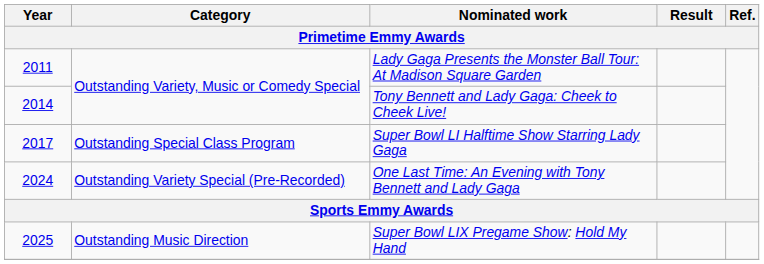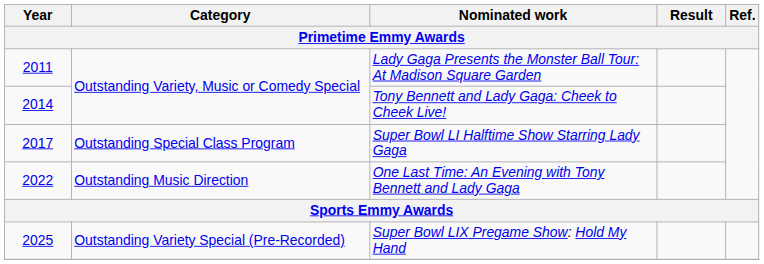(38, 180) 2024 -> (38, 180) 2022
(210, 180) Outstanding Variety Special (Pre-Recorded) -> (161, 180) Outstanding Music Direction
(161, 240) Outstanding Music Direction -> (210, 240) Outstanding Variety Special (Pre-Recorded)
